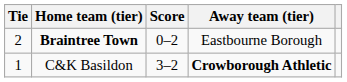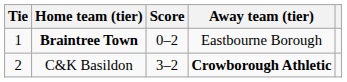(18, 40) 2 -> (18, 40) 1
(18, 64) 1 -> (18, 64) 2
